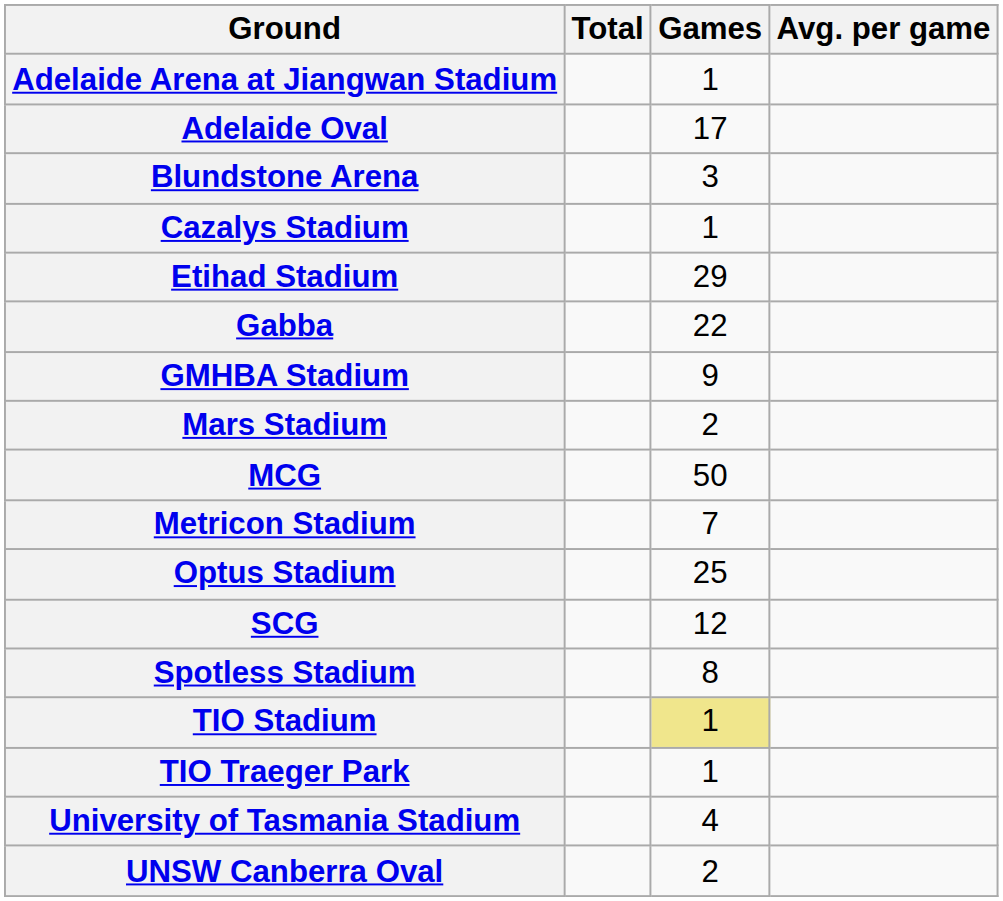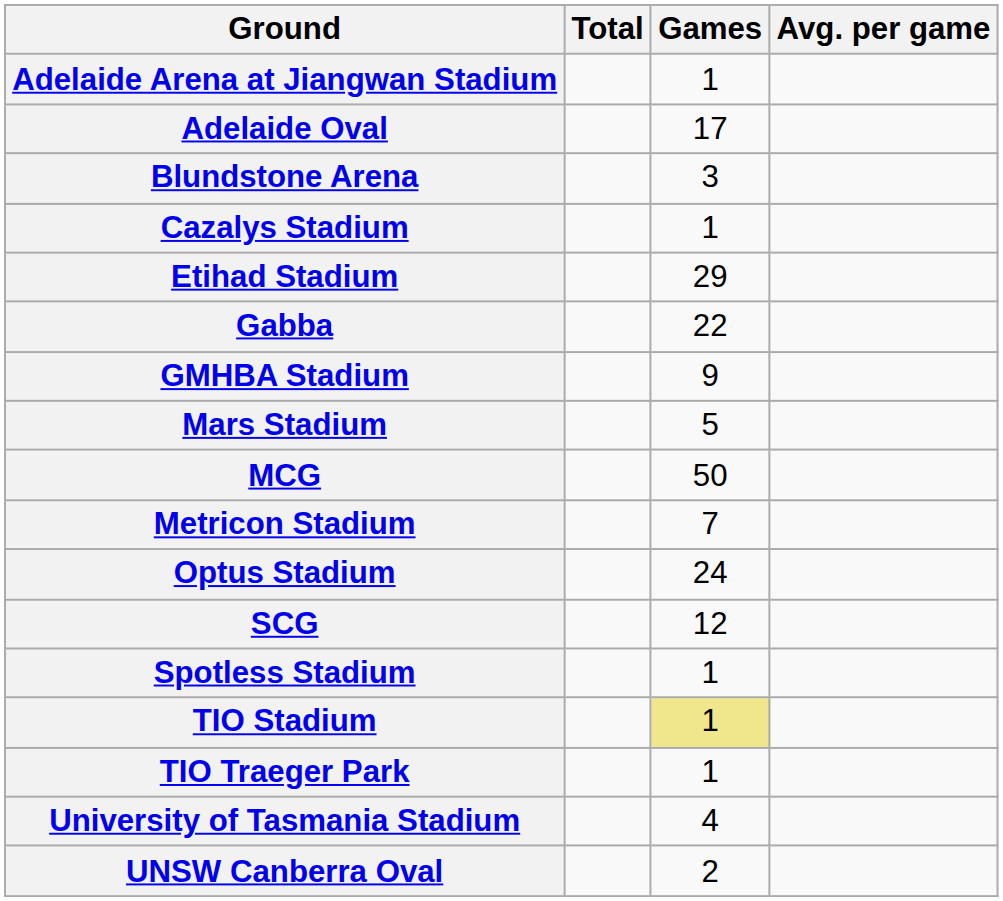(710, 425) 2 -> (710, 425) 5
(710, 573) 25 -> (710, 573) 24
(710, 672) 8 -> (710, 672) 1
